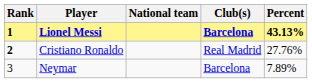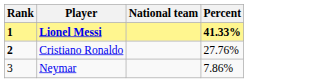- column: (232, 13)
(285, 31) 43.13% -> (222, 31) 41.33%
(282, 68) 7.89% -> (218, 68) 7.86%
